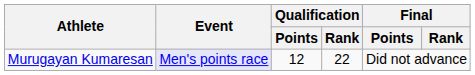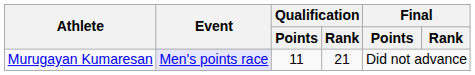(297, 60) 12 -> (297, 60) 11
(342, 60) 22 -> (342, 60) 21
